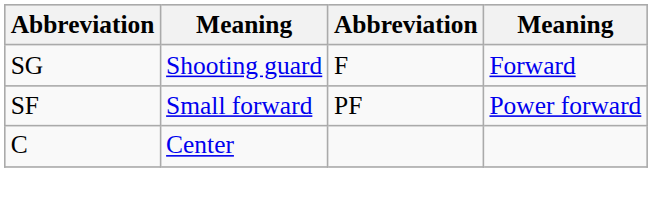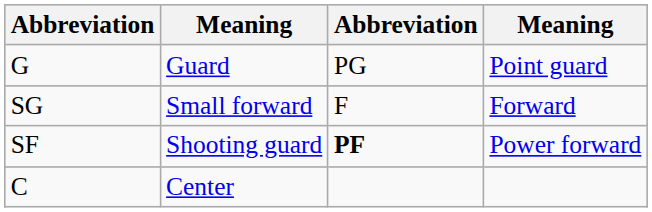+ row: (20, 65)
(244, 65) Shooting guard -> (239, 105) Small forward
(239, 105) Small forward -> (244, 145) Shooting guard
(348, 105) normal -> (350, 145) bold
